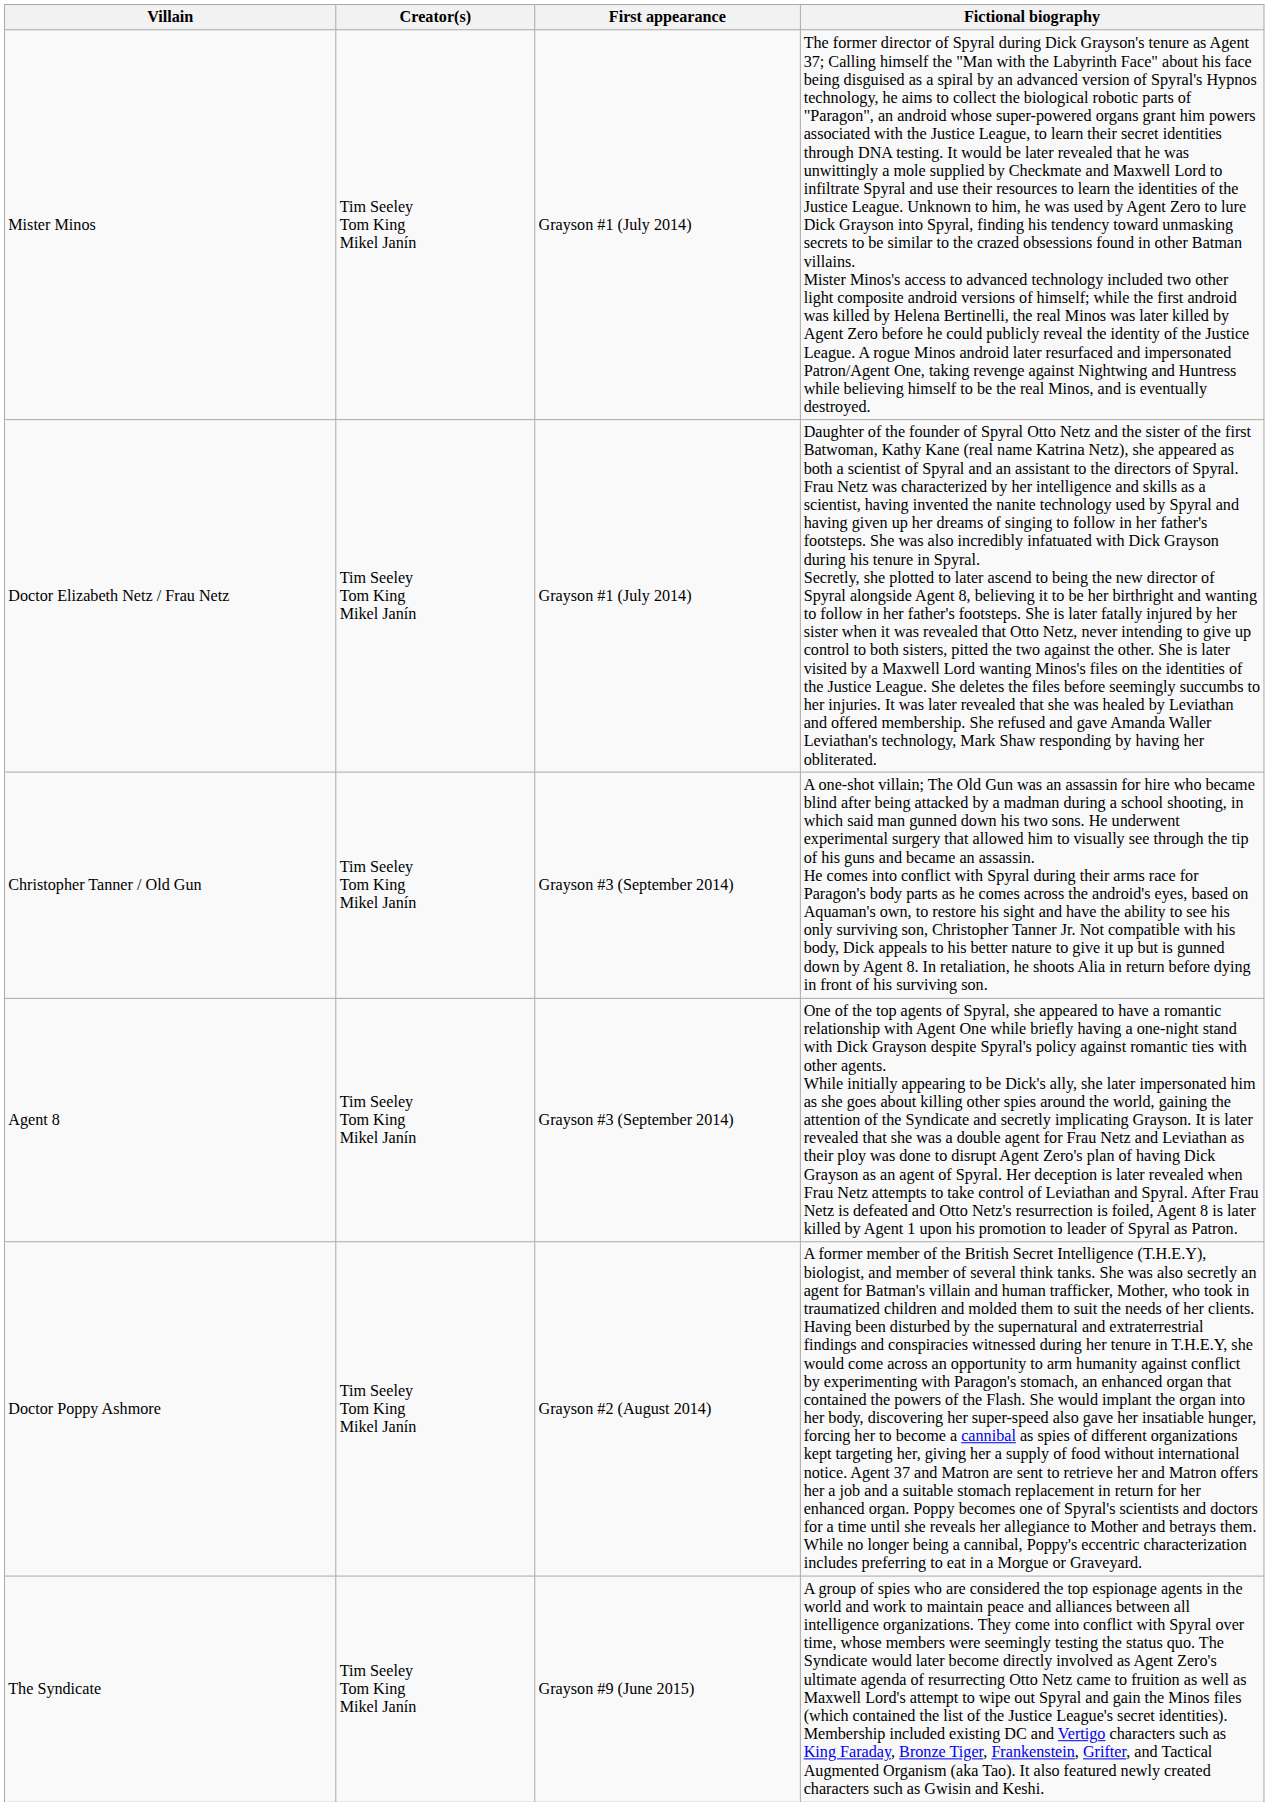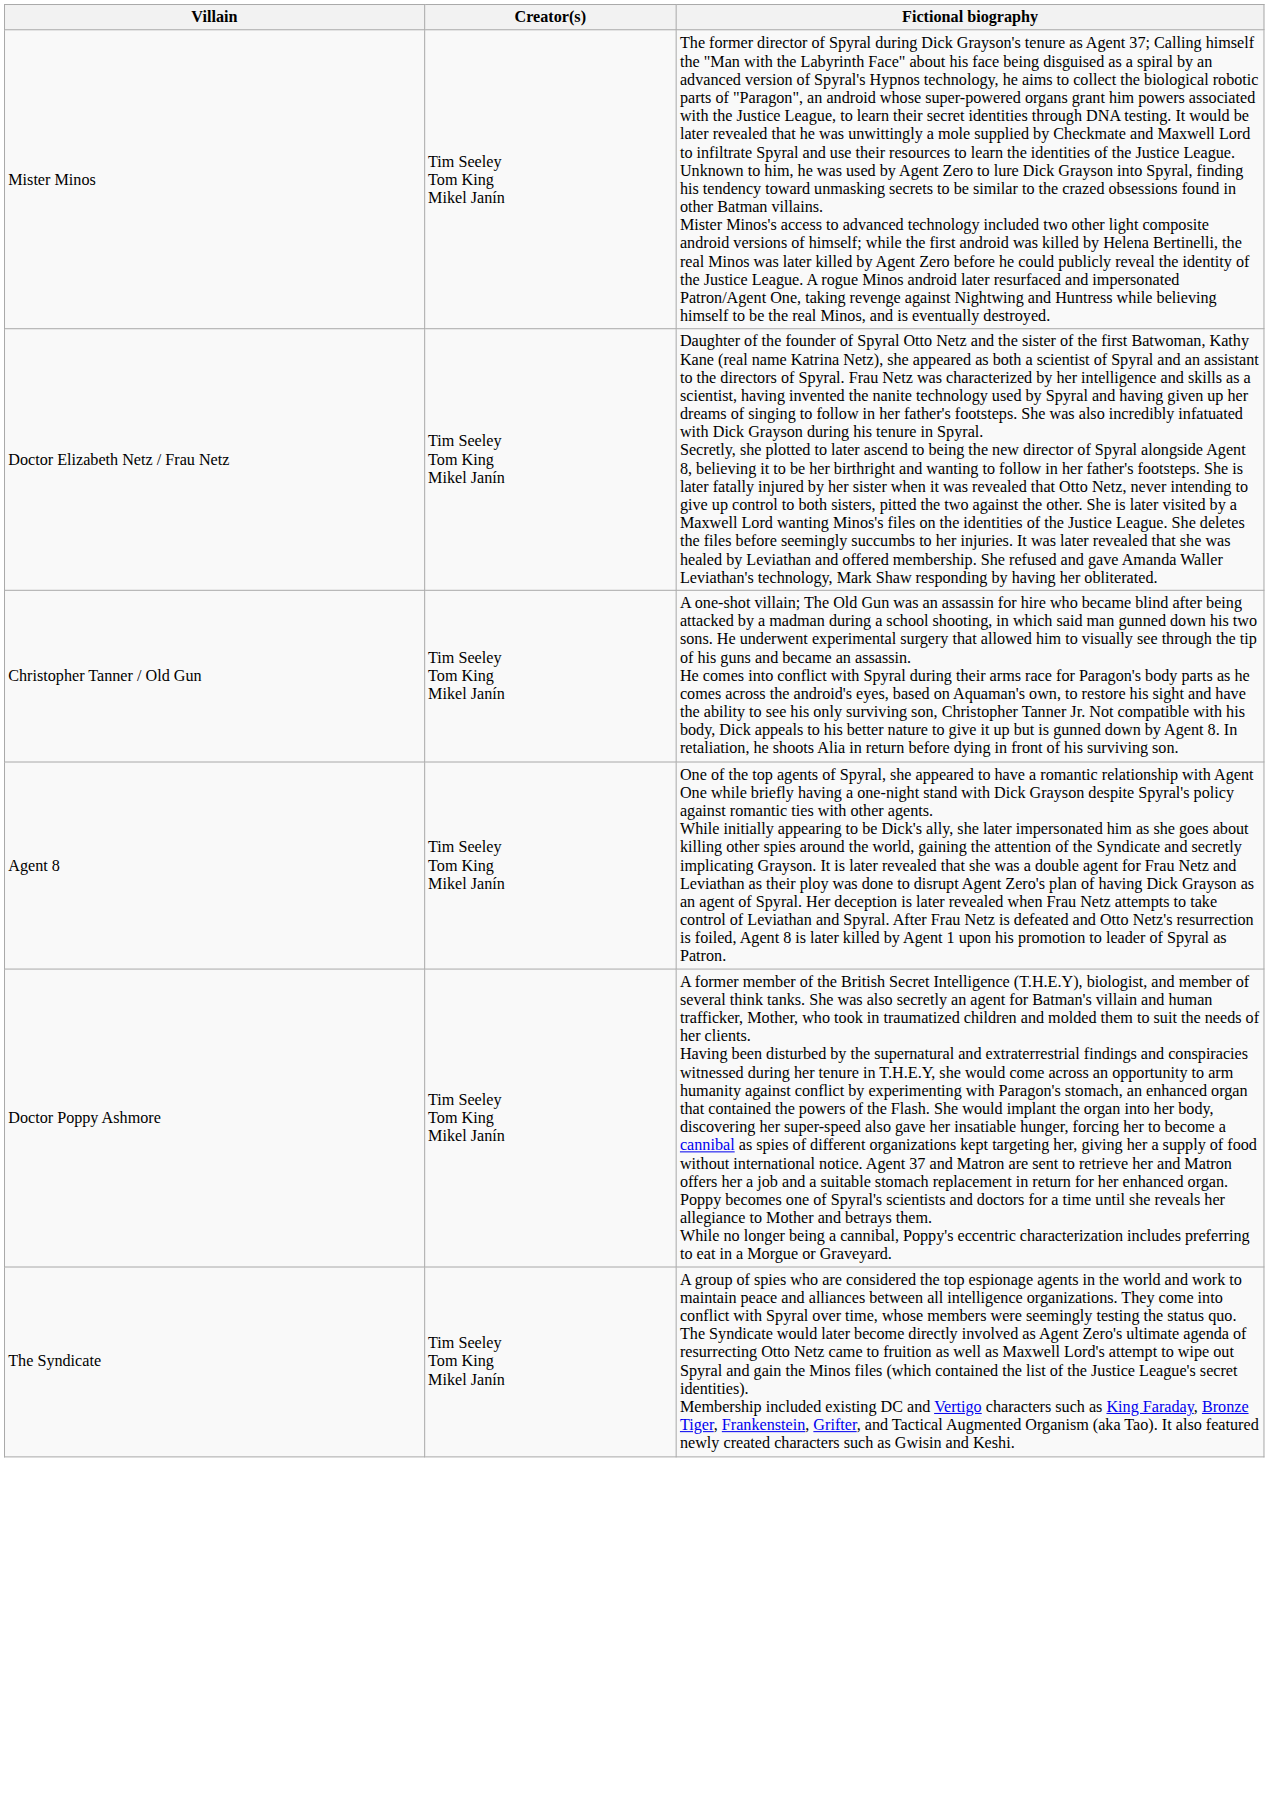- column: (667, 17)
